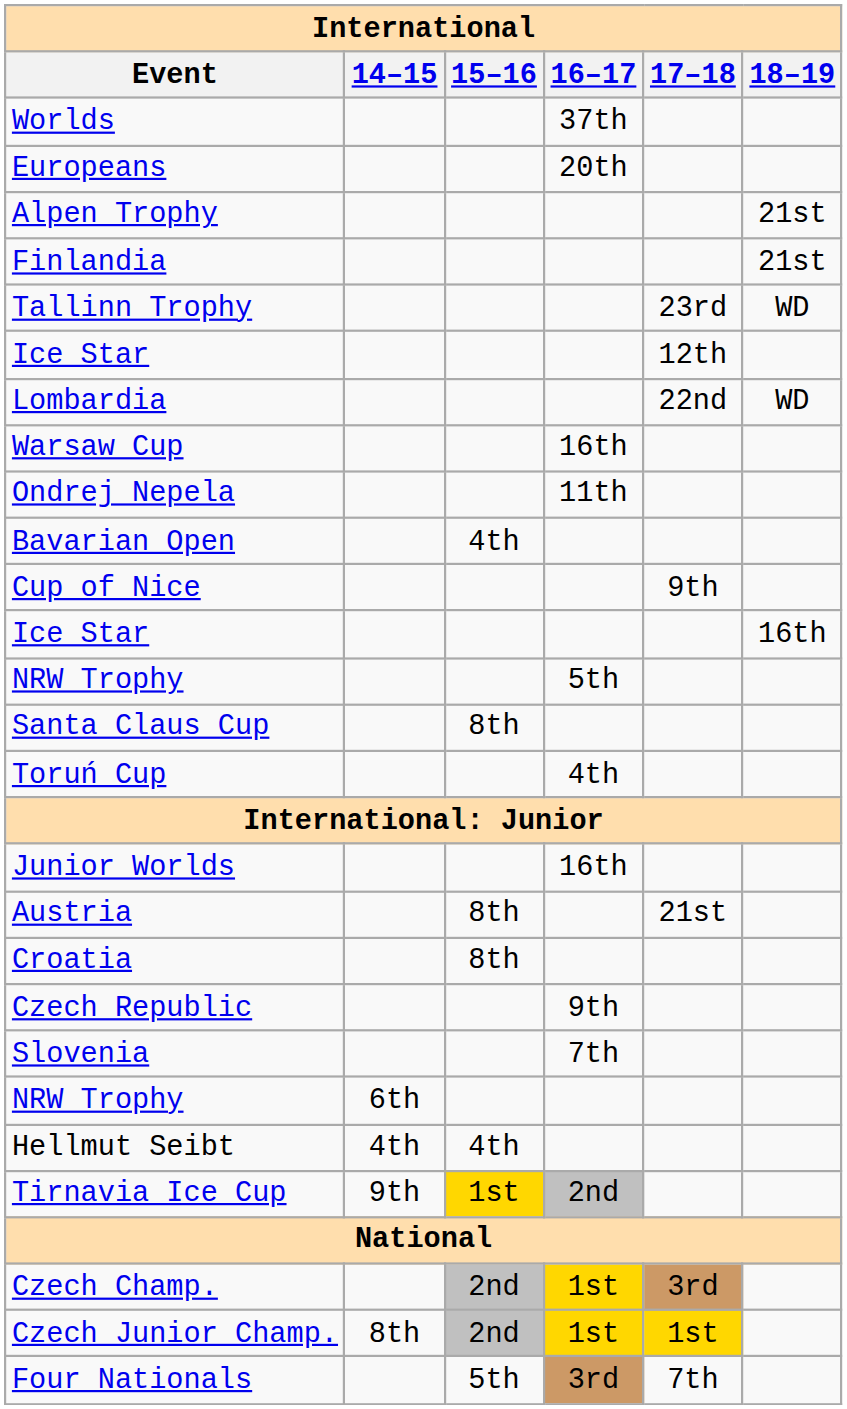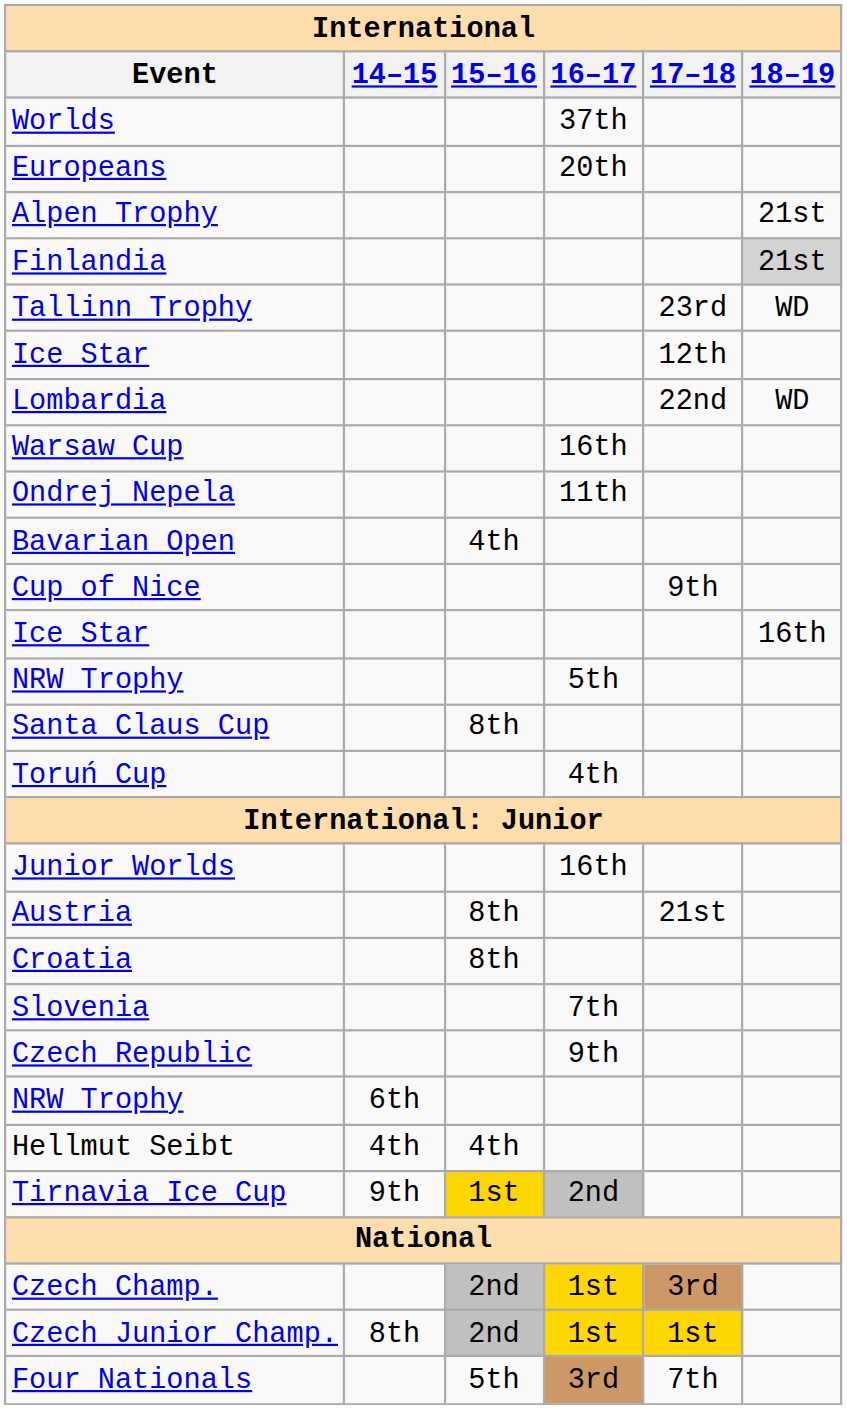(792, 261) no background -> (792, 261) lightgrey background
rows swapped: (132, 1007) <-> (81, 1054)
